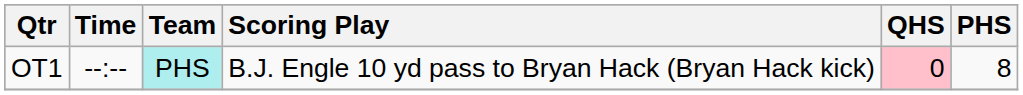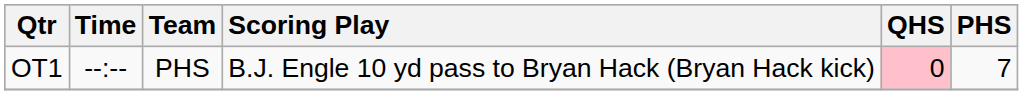(182, 67) paleturquoise background -> (182, 67) no background
(1004, 67) 8 -> (1004, 67) 7
